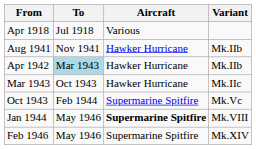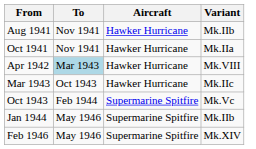- row: (28, 30)
+ row: (27, 48)
(227, 65) Mk.IIb -> (222, 65) Mk.VIII
(156, 118) bold -> (152, 118) normal
(230, 118) Mk.VIII -> (219, 118) Mk.IIb
